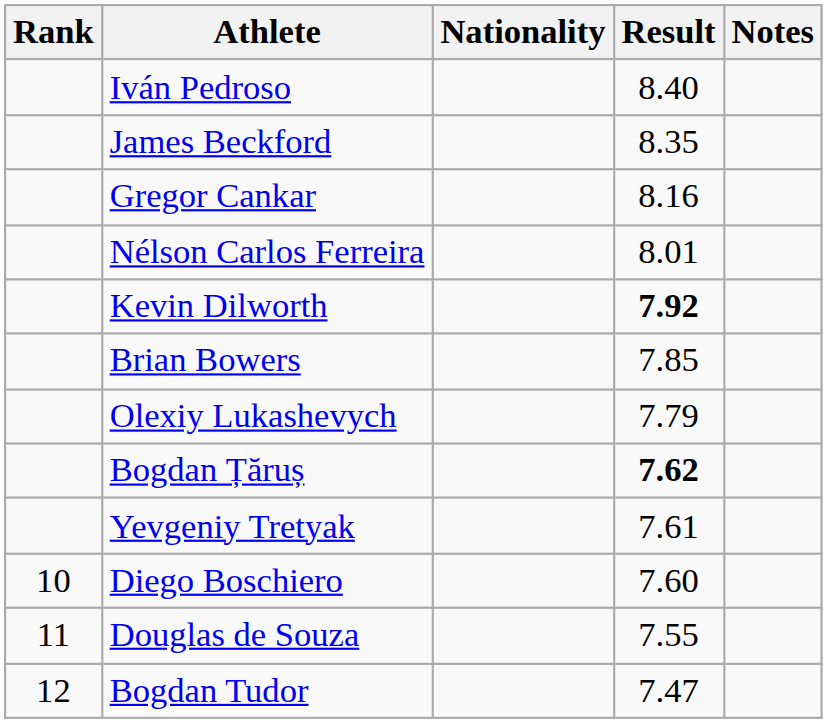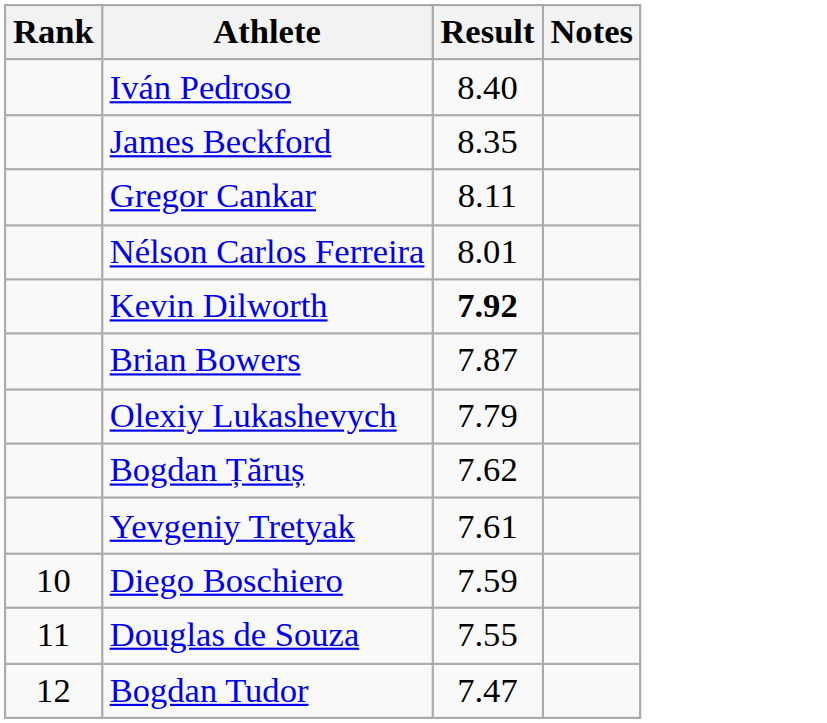- column: (523, 31)
(669, 196) 8.16 -> (487, 196) 8.11
(669, 360) 7.85 -> (487, 360) 7.87
(669, 470) bold -> (487, 470) normal
(669, 580) 7.60 -> (487, 580) 7.59
